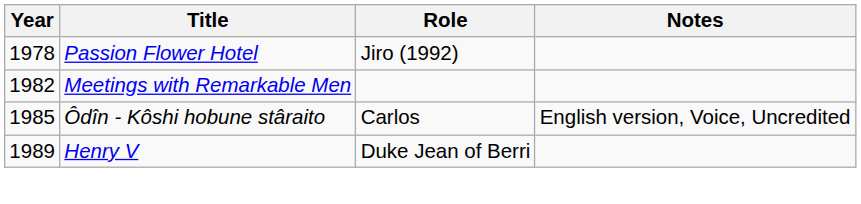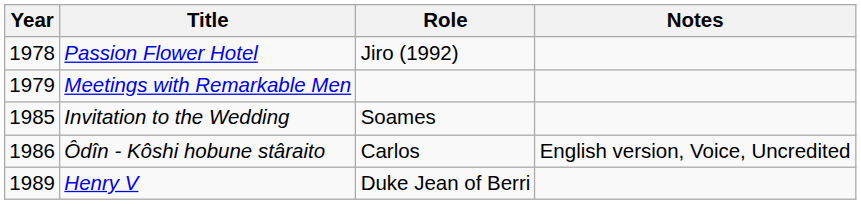(32, 85) 1982 -> (32, 85) 1979
+ row: (177, 118)
(32, 118) 1985 -> (32, 150) 1986
